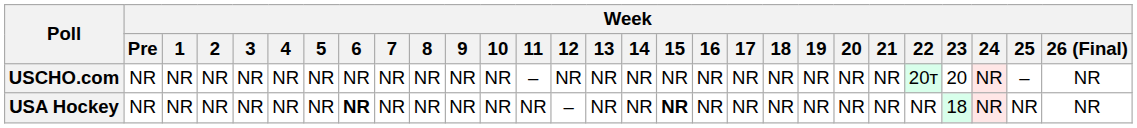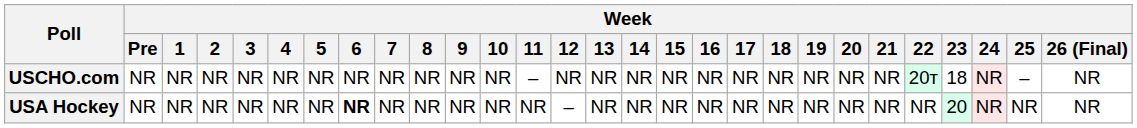(957, 78) 20 -> (957, 78) 18
(675, 107) bold -> (675, 107) normal
(957, 107) 18 -> (957, 107) 20
